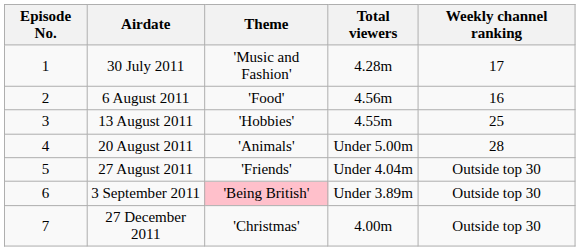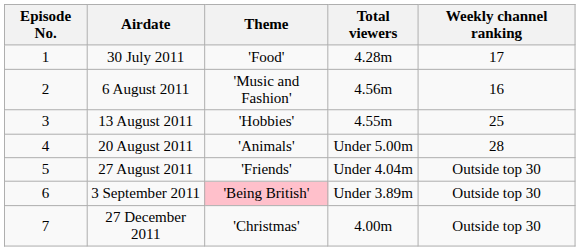(266, 65) 'Music and Fashion' -> (266, 57) 'Food'
(266, 97) 'Food' -> (266, 89) 'Music and Fashion'
